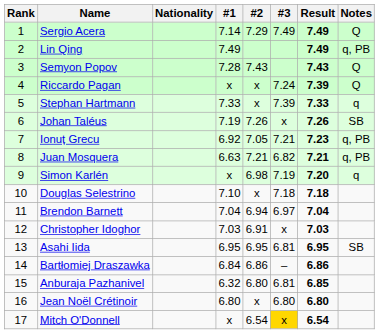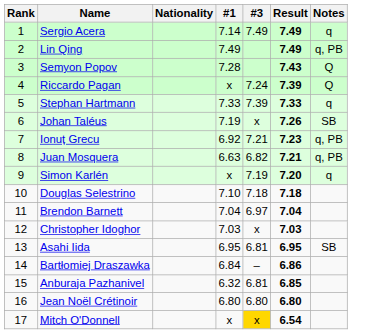- column: (257, 13)
(356, 31) Q -> (329, 31) q
